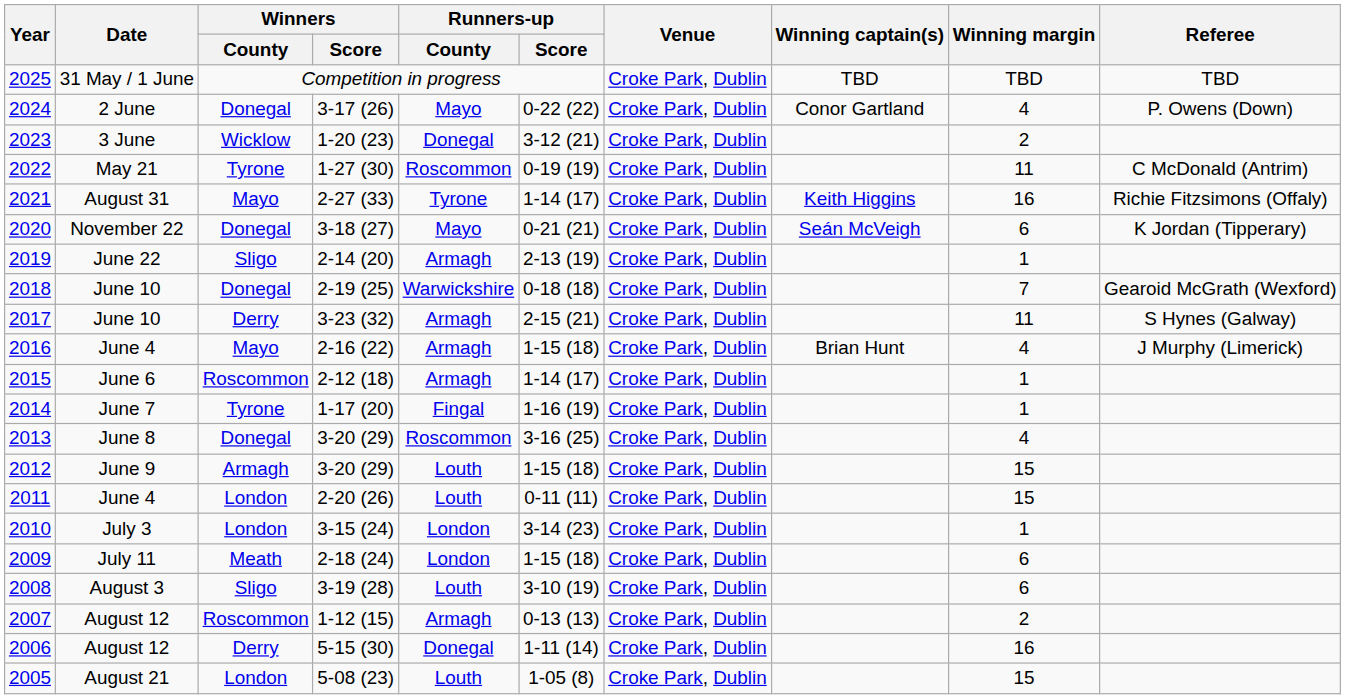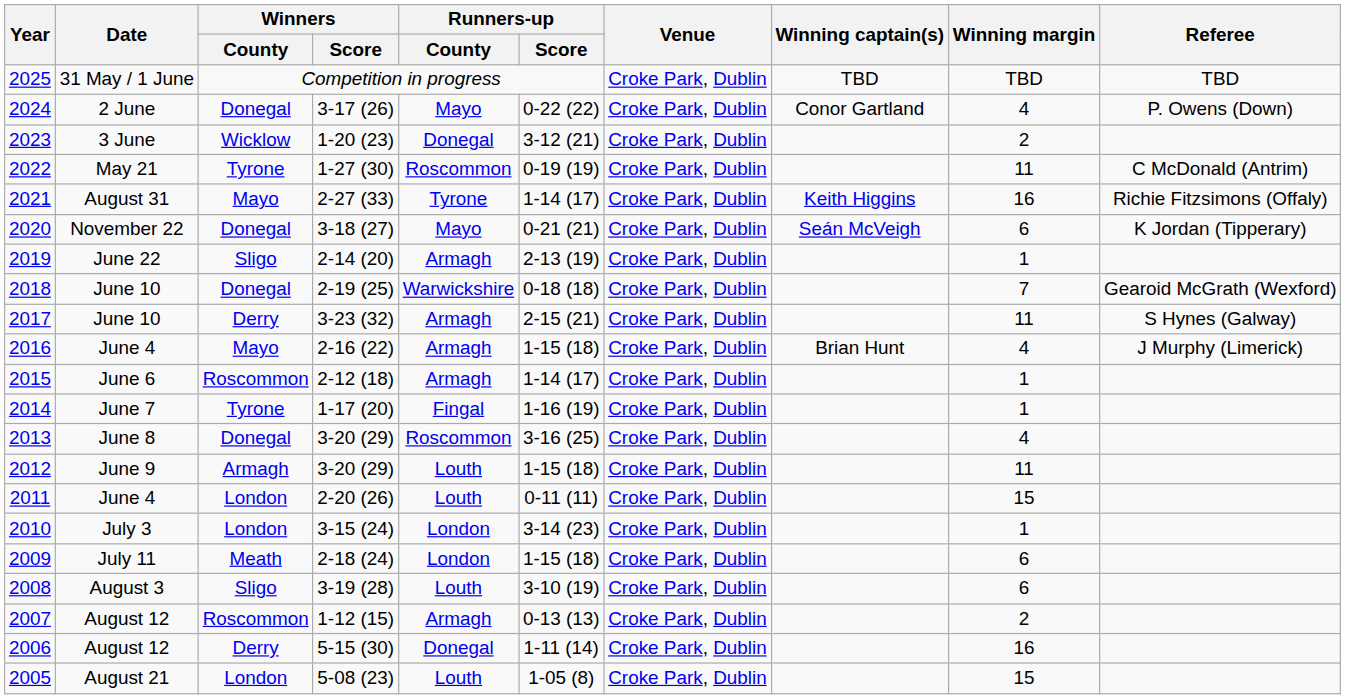(1024, 468) 15 -> (1024, 468) 11
